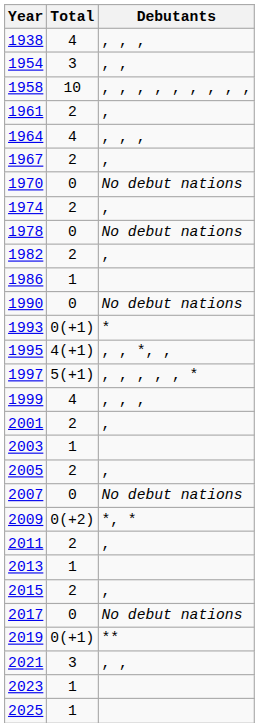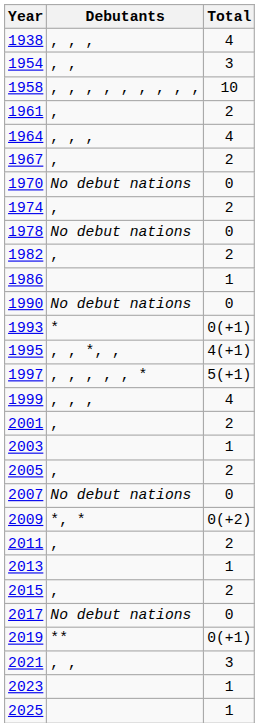columns swapped: (176, 17) <-> (72, 17)
